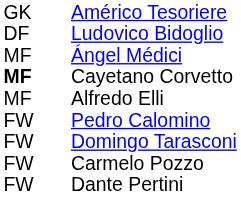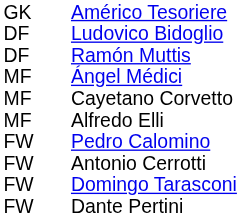+ row: (131, 55)
(17, 77) bold -> (17, 98) normal
+ row: (138, 163)
- row: (137, 163)
